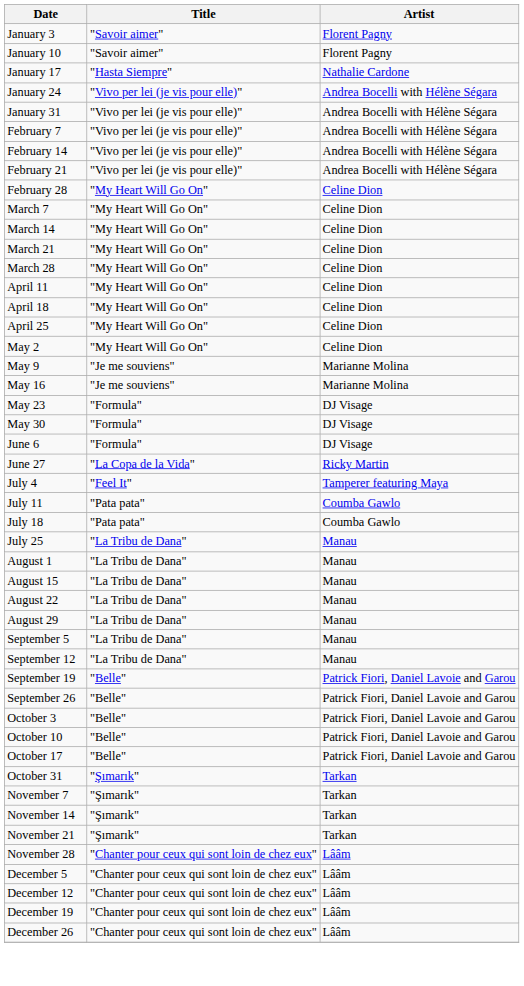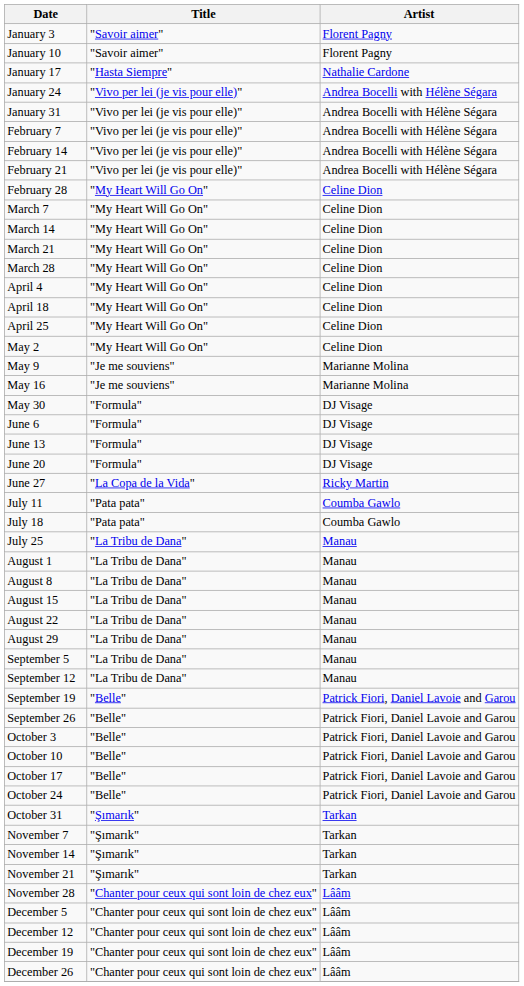+ row: (25, 287)
- row: (28, 287)
- row: (26, 405)
+ row: (26, 444)
+ row: (26, 463)
- row: (22, 483)
+ row: (30, 580)
+ row: (35, 795)
